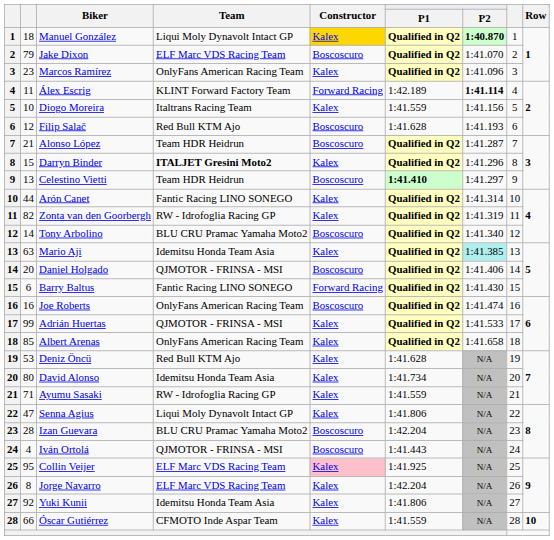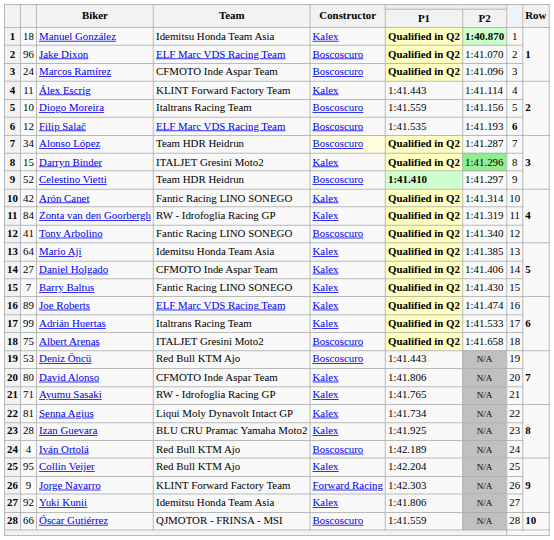(225, 36) Liqui Moly Dynavolt Intact GP -> (215, 36) Idemitsu Honda Team Asia
(326, 36) gold background -> (326, 36) no background
(28, 54) 79 -> (28, 54) 96
(28, 72) 23 -> (28, 72) 24
(230, 72) OnlyFans American Racing Team -> (217, 72) CFMOTO Inde Aspar Team
(326, 72) Kalex -> (338, 72) Boscoscuro
(348, 90) Forward Racing -> (326, 90) Kalex
(407, 90) 1:42.189 -> (407, 90) 1:41.443
(484, 90) bold -> (484, 90) normal
(326, 107) Kalex -> (338, 107) Boscoscuro
(198, 125) Red Bull KTM Ajo -> (221, 125) ELF Marc VDS Racing Team
(407, 125) 1:41.628 -> (407, 125) 1:41.535
(515, 125) normal -> (515, 125) bold
(28, 143) 21 -> (28, 143) 34
(338, 143) no background -> (338, 143) lightyellow background
(214, 161) bold -> (210, 161) normal
(484, 161) no background -> (484, 161) lightgreen background
(28, 179) 13 -> (28, 179) 52
(28, 197) 44 -> (28, 197) 42
(28, 215) 82 -> (28, 215) 84
(28, 233) 14 -> (28, 233) 41
(232, 233) BLU CRU Pramac Yamaha Moto2 -> (224, 233) Fantic Racing LINO SONEGO
(28, 251) 63 -> (28, 251) 64
(484, 251) paleturquoise background -> (484, 251) no background
(28, 269) 20 -> (28, 269) 27
(219, 269) QJMOTOR - FRINSA - MSI -> (217, 269) CFMOTO Inde Aspar Team
(338, 269) Boscoscuro -> (326, 269) Kalex
(28, 287) 6 -> (28, 287) 7
(348, 287) Forward Racing -> (326, 287) Kalex
(28, 305) 16 -> (28, 305) 89
(230, 305) OnlyFans American Racing Team -> (221, 305) ELF Marc VDS Racing Team
(338, 305) Boscoscuro -> (326, 305) Kalex
(219, 323) QJMOTOR - FRINSA - MSI -> (204, 323) Italtrans Racing Team
(28, 341) 85 -> (28, 341) 75
(230, 341) OnlyFans American Racing Team -> (210, 341) ITALJET Gresini Moto2
(326, 341) Kalex -> (338, 341) Boscoscuro
(326, 359) Kalex -> (338, 359) Boscoscuro
(407, 359) 1:41.628 -> (407, 359) 1:41.443
(215, 377) Idemitsu Honda Team Asia -> (217, 377) CFMOTO Inde Aspar Team
(407, 377) 1:41.734 -> (407, 377) 1:41.806
(407, 395) 1:41.559 -> (407, 395) 1:41.765
(28, 413) 47 -> (28, 413) 81
(407, 413) 1:41.806 -> (407, 413) 1:41.734
(338, 431) Boscoscuro -> (326, 431) Kalex
(407, 431) 1:42.204 -> (407, 431) 1:41.925
(219, 449) QJMOTOR - FRINSA - MSI -> (198, 449) Red Bull KTM Ajo
(407, 449) 1:41.443 -> (407, 449) 1:42.189
(221, 466) ELF Marc VDS Racing Team -> (198, 466) Red Bull KTM Ajo
(326, 466) pink background -> (326, 466) no background
(407, 466) 1:41.925 -> (407, 466) 1:42.204
(28, 484) 8 -> (28, 484) 9
(221, 484) ELF Marc VDS Racing Team -> (223, 484) KLINT Forward Factory Team
(326, 484) Kalex -> (348, 484) Forward Racing
(407, 484) 1:42.204 -> (407, 484) 1:42.303
(217, 520) CFMOTO Inde Aspar Team -> (219, 520) QJMOTOR - FRINSA - MSI
(326, 520) Kalex -> (338, 520) Boscoscuro
